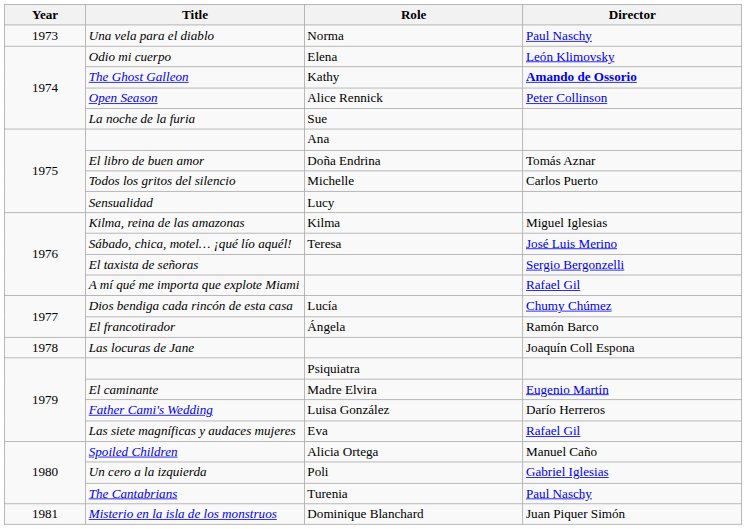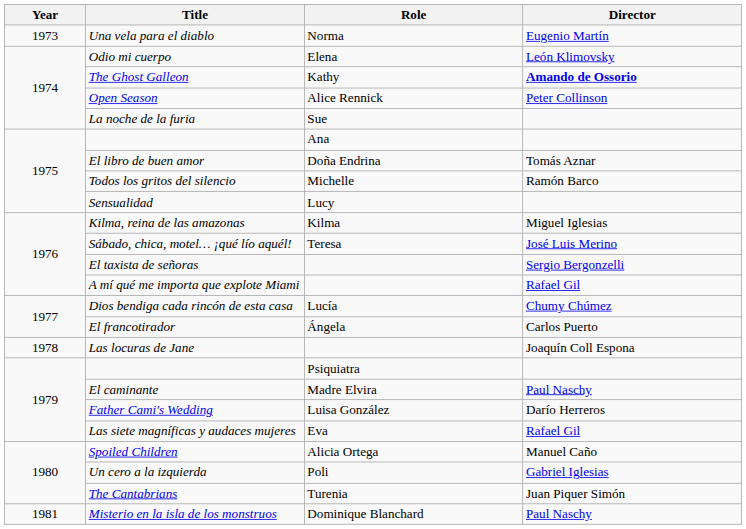(559, 35) Paul Naschy -> (567, 35) Eugenio Martín
(562, 181) Carlos Puerto -> (562, 181) Ramón Barco
(562, 327) Ramón Barco -> (562, 327) Carlos Puerto
(567, 389) Eugenio Martín -> (559, 389) Paul Naschy
(559, 493) Paul Naschy -> (576, 493) Juan Piquer Simón
(576, 514) Juan Piquer Simón -> (559, 514) Paul Naschy
